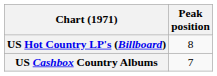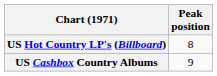(191, 62) 7 -> (191, 62) 9
